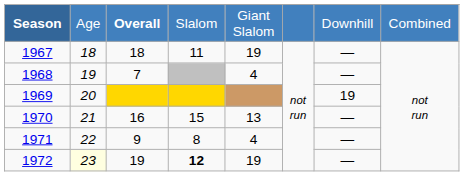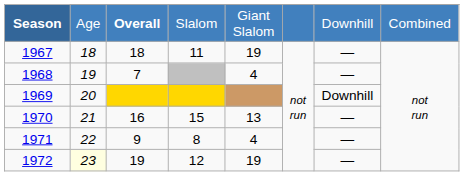(347, 96) 19 -> (347, 96) Downhill
(196, 161) bold -> (196, 161) normal
